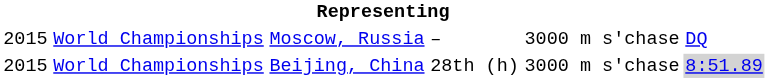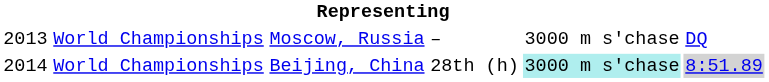(25, 39) 2015 -> (25, 39) 2013
(25, 66) 2015 -> (25, 66) 2014
(602, 66) no background -> (602, 66) paleturquoise background
